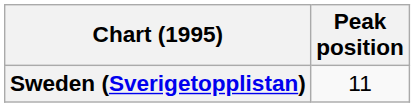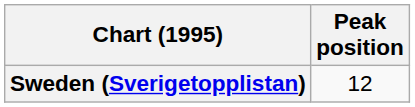(360, 83) 11 -> (360, 83) 12
